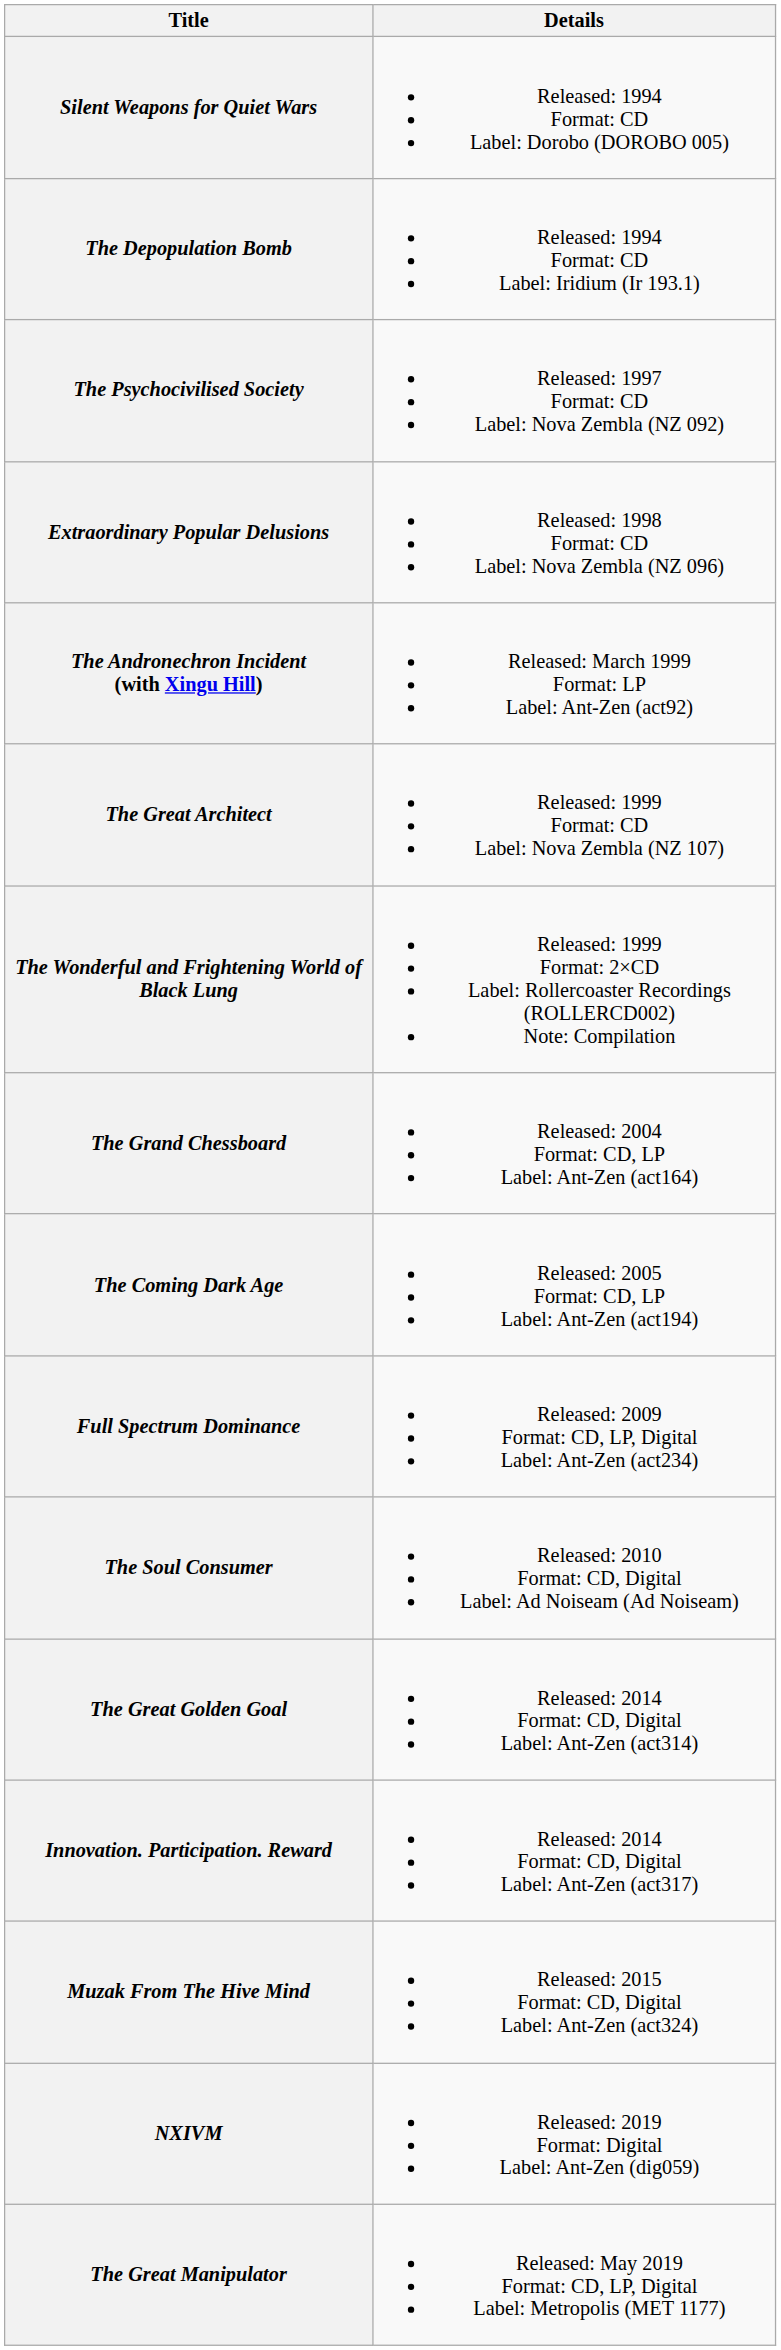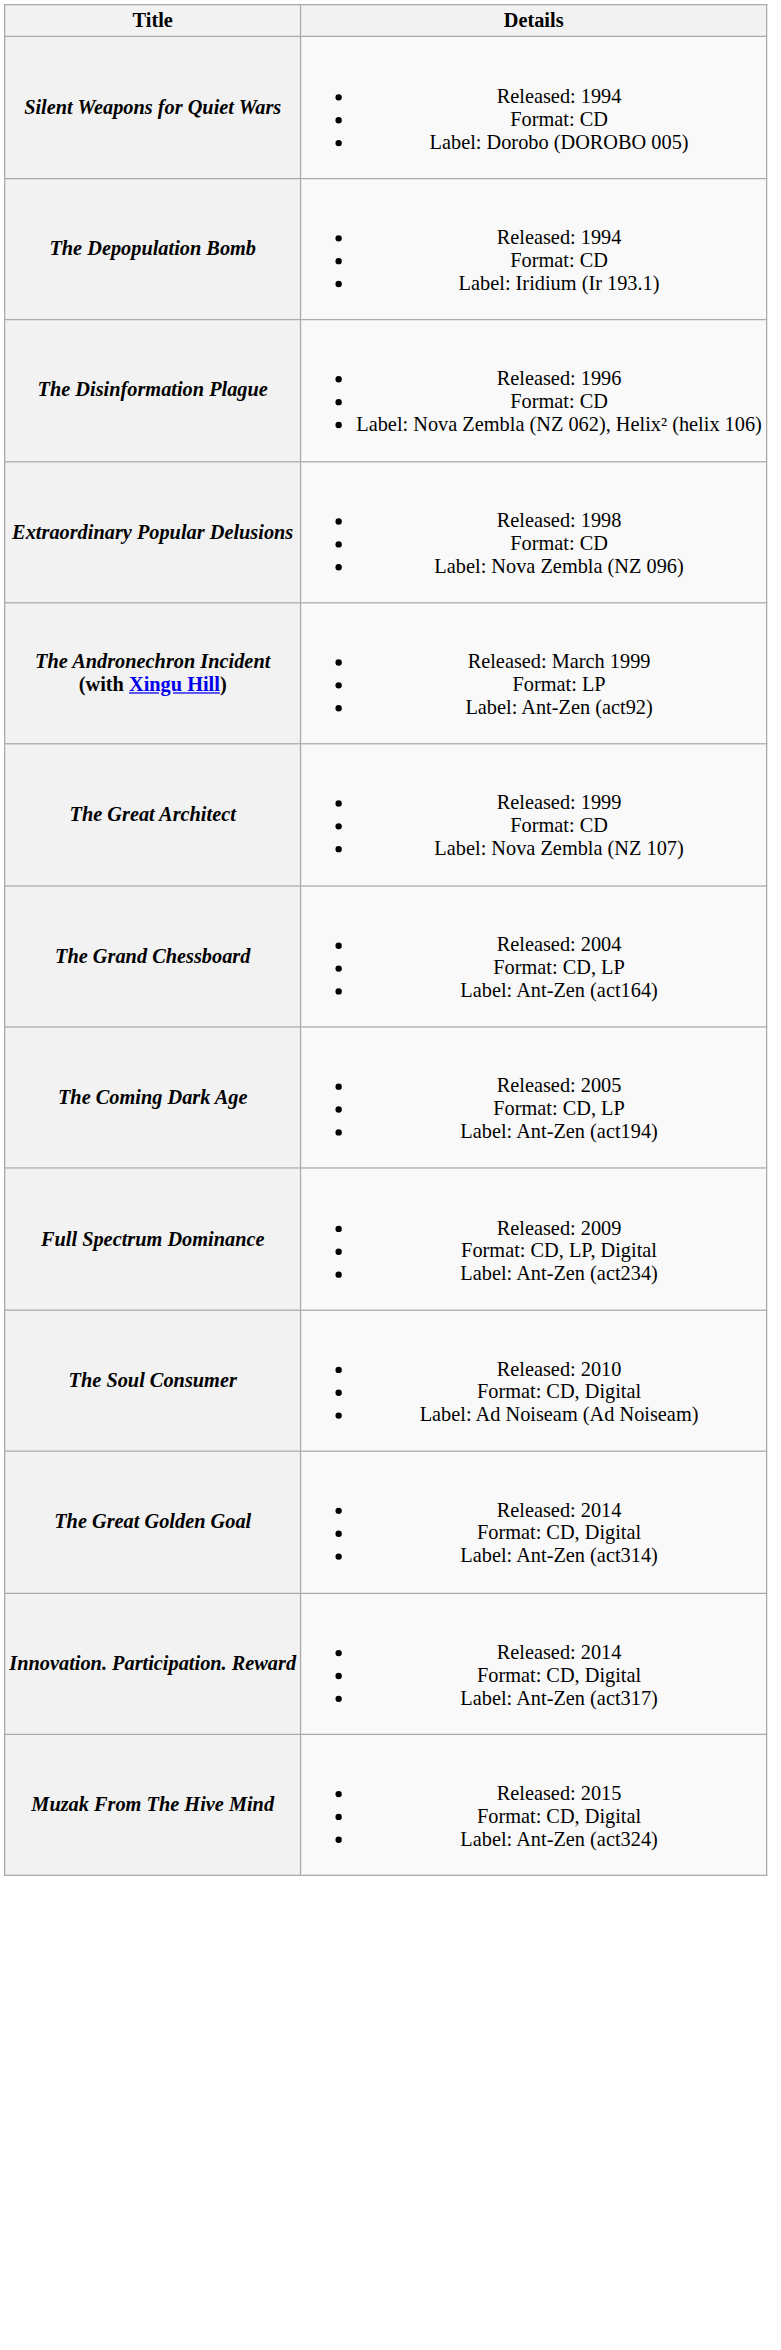+ row: (153, 390)
- row: (189, 390)
- row: (189, 978)
- row: (189, 2133)
- row: (189, 2274)
